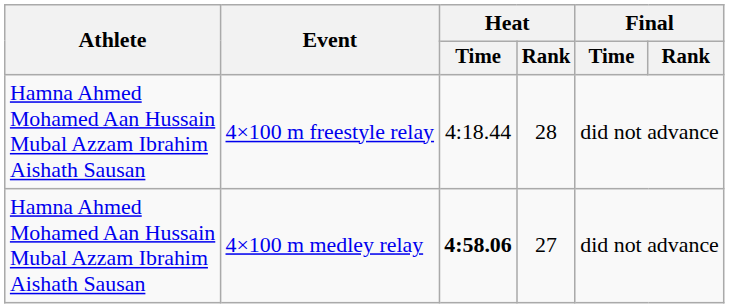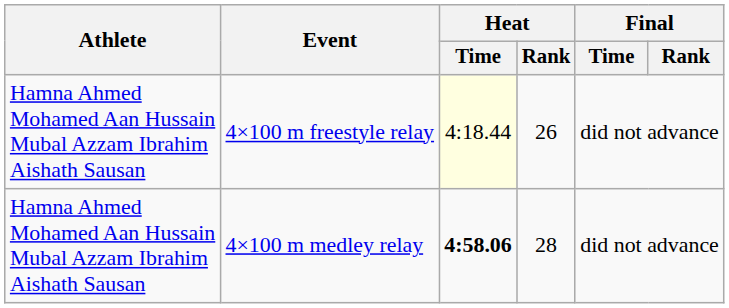(478, 131) no background -> (478, 131) lightyellow background
(546, 131) 28 -> (546, 131) 26
(546, 245) 27 -> (546, 245) 28
